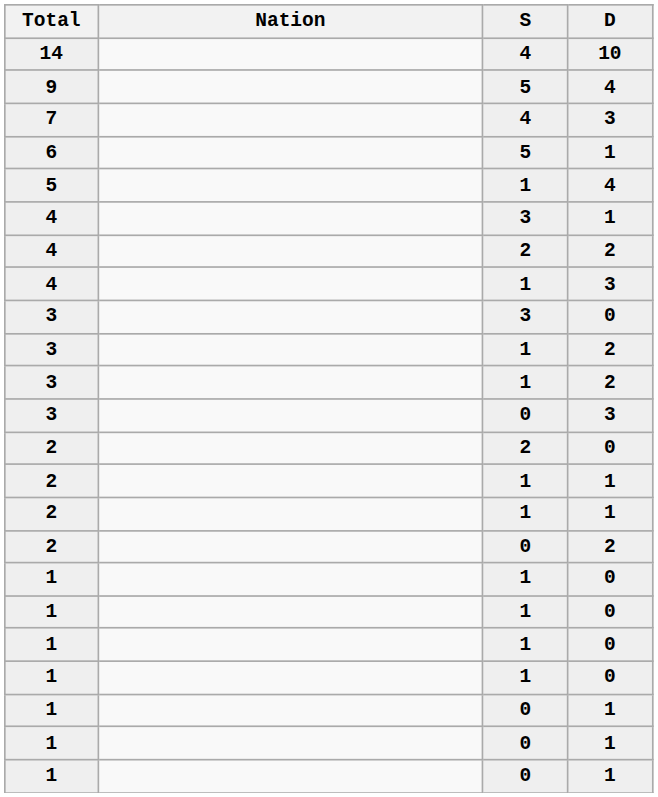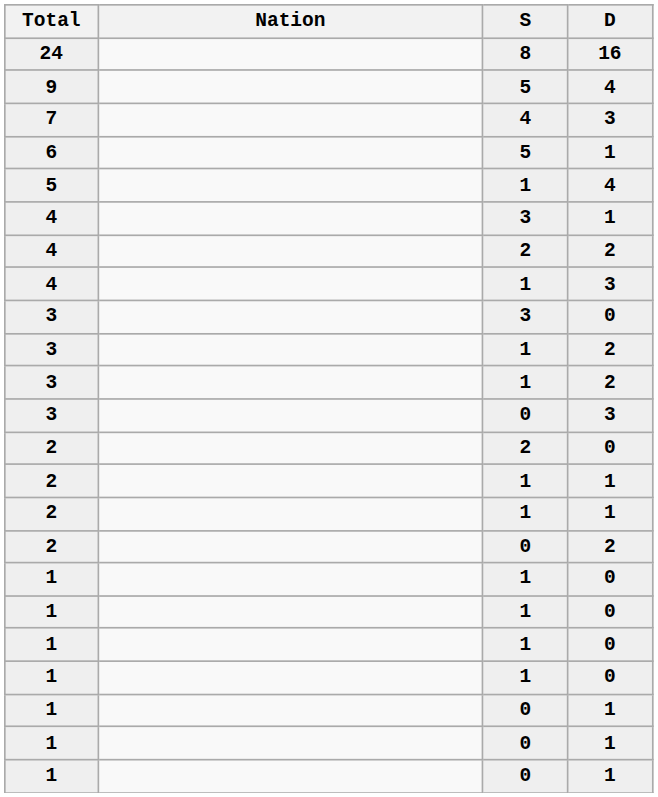+ row: (51, 54)
- row: (51, 54)
